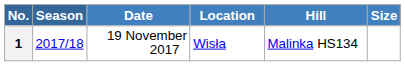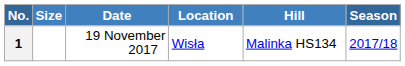columns swapped: (60, 15) <-> (384, 15)
